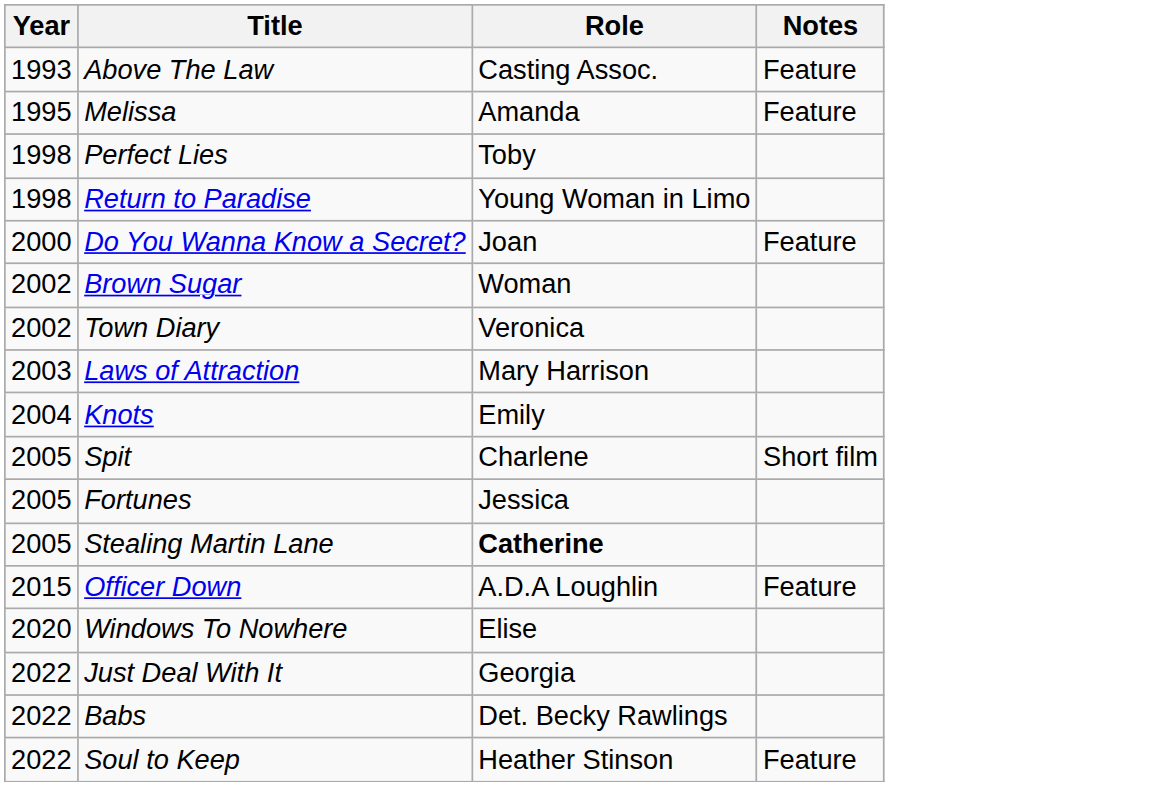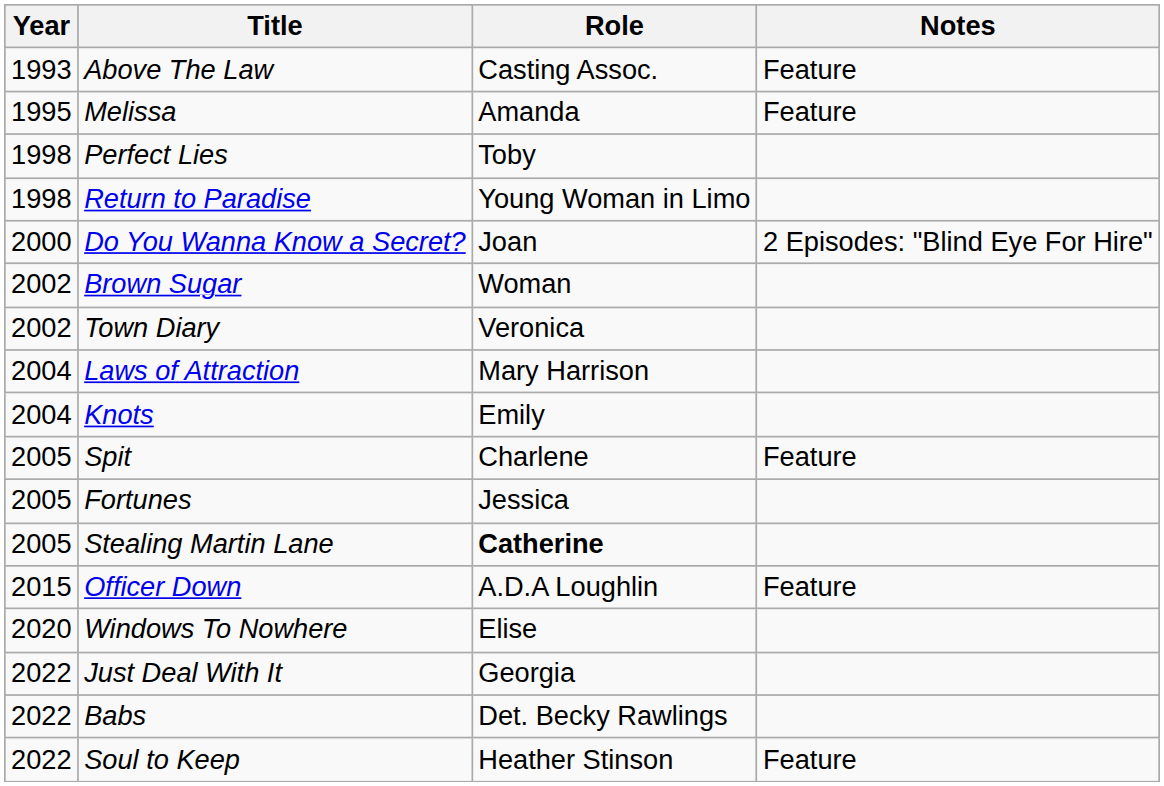(810, 241) Feature -> (958, 241) 2 Episodes: "Blind Eye For Hire"
(41, 371) 2003 -> (41, 371) 2004
(820, 457) Short film -> (810, 457) Feature
